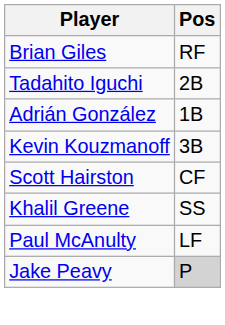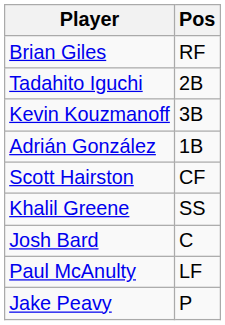rows swapped: (90, 146) <-> (83, 114)
+ row: (54, 240)
(186, 271) lightgrey background -> (186, 303) no background
